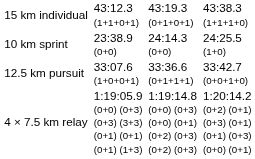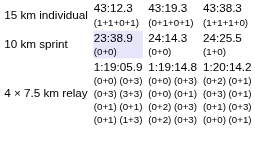(113, 44) no background -> (113, 44) lavender background
- row: (44, 73)
